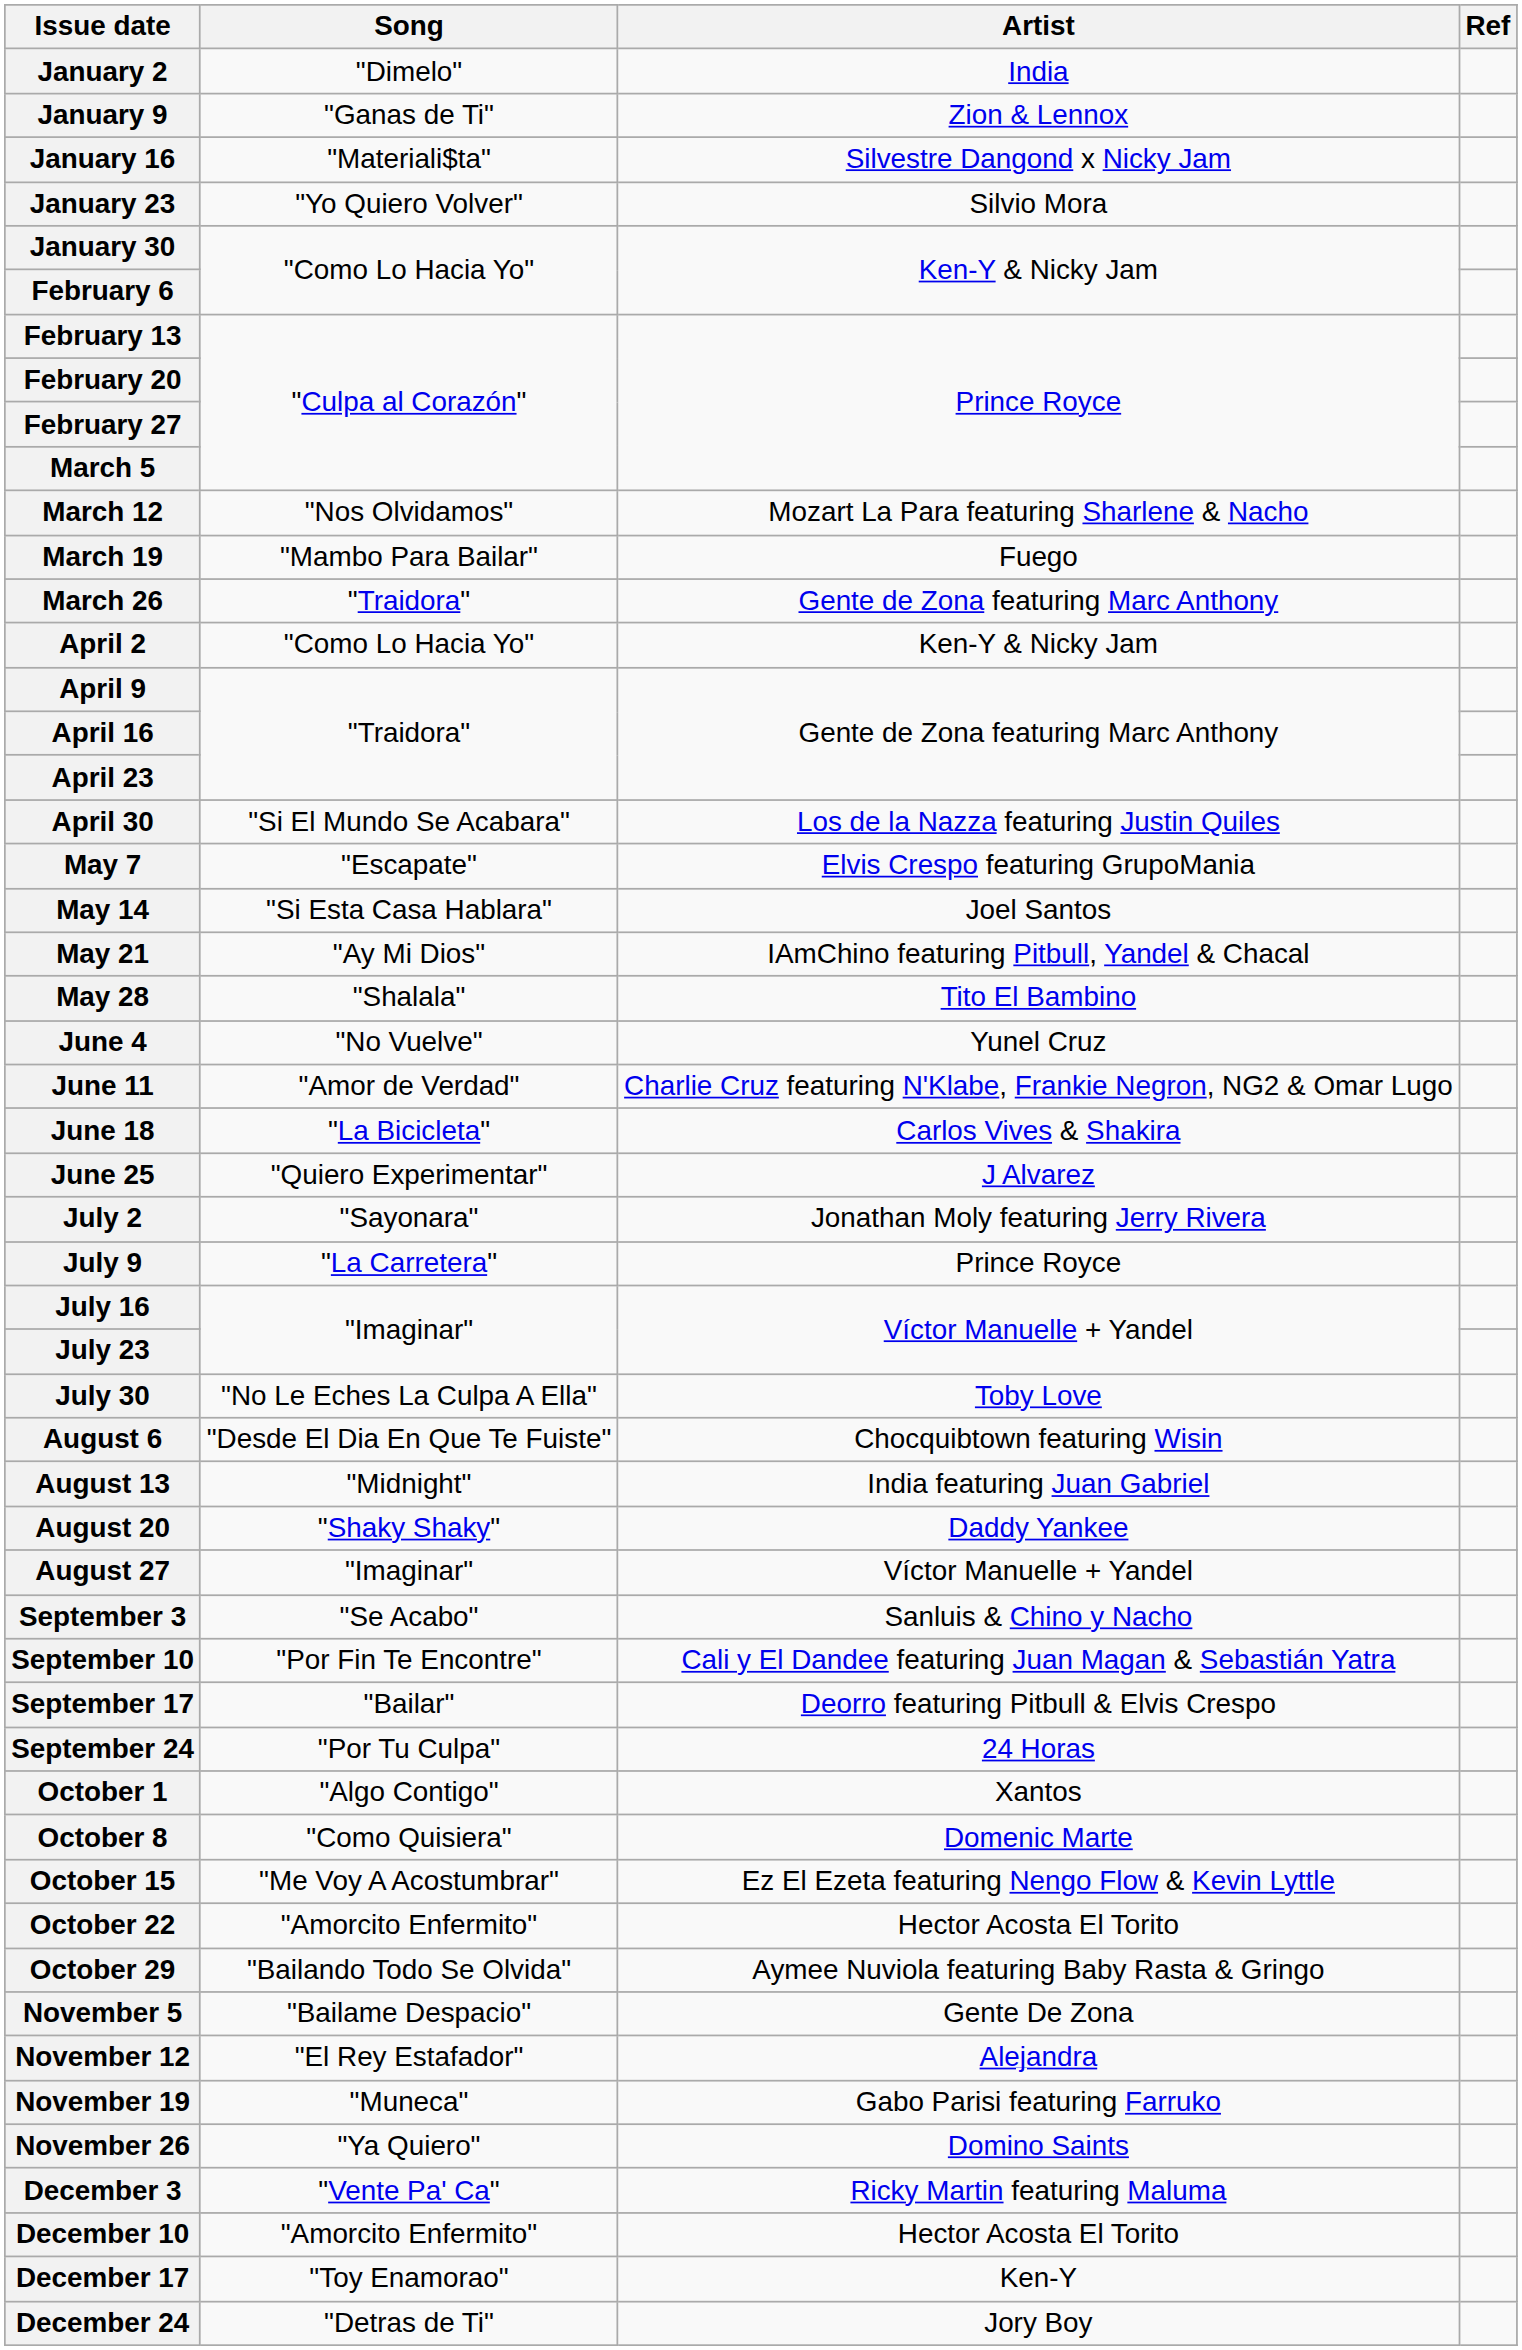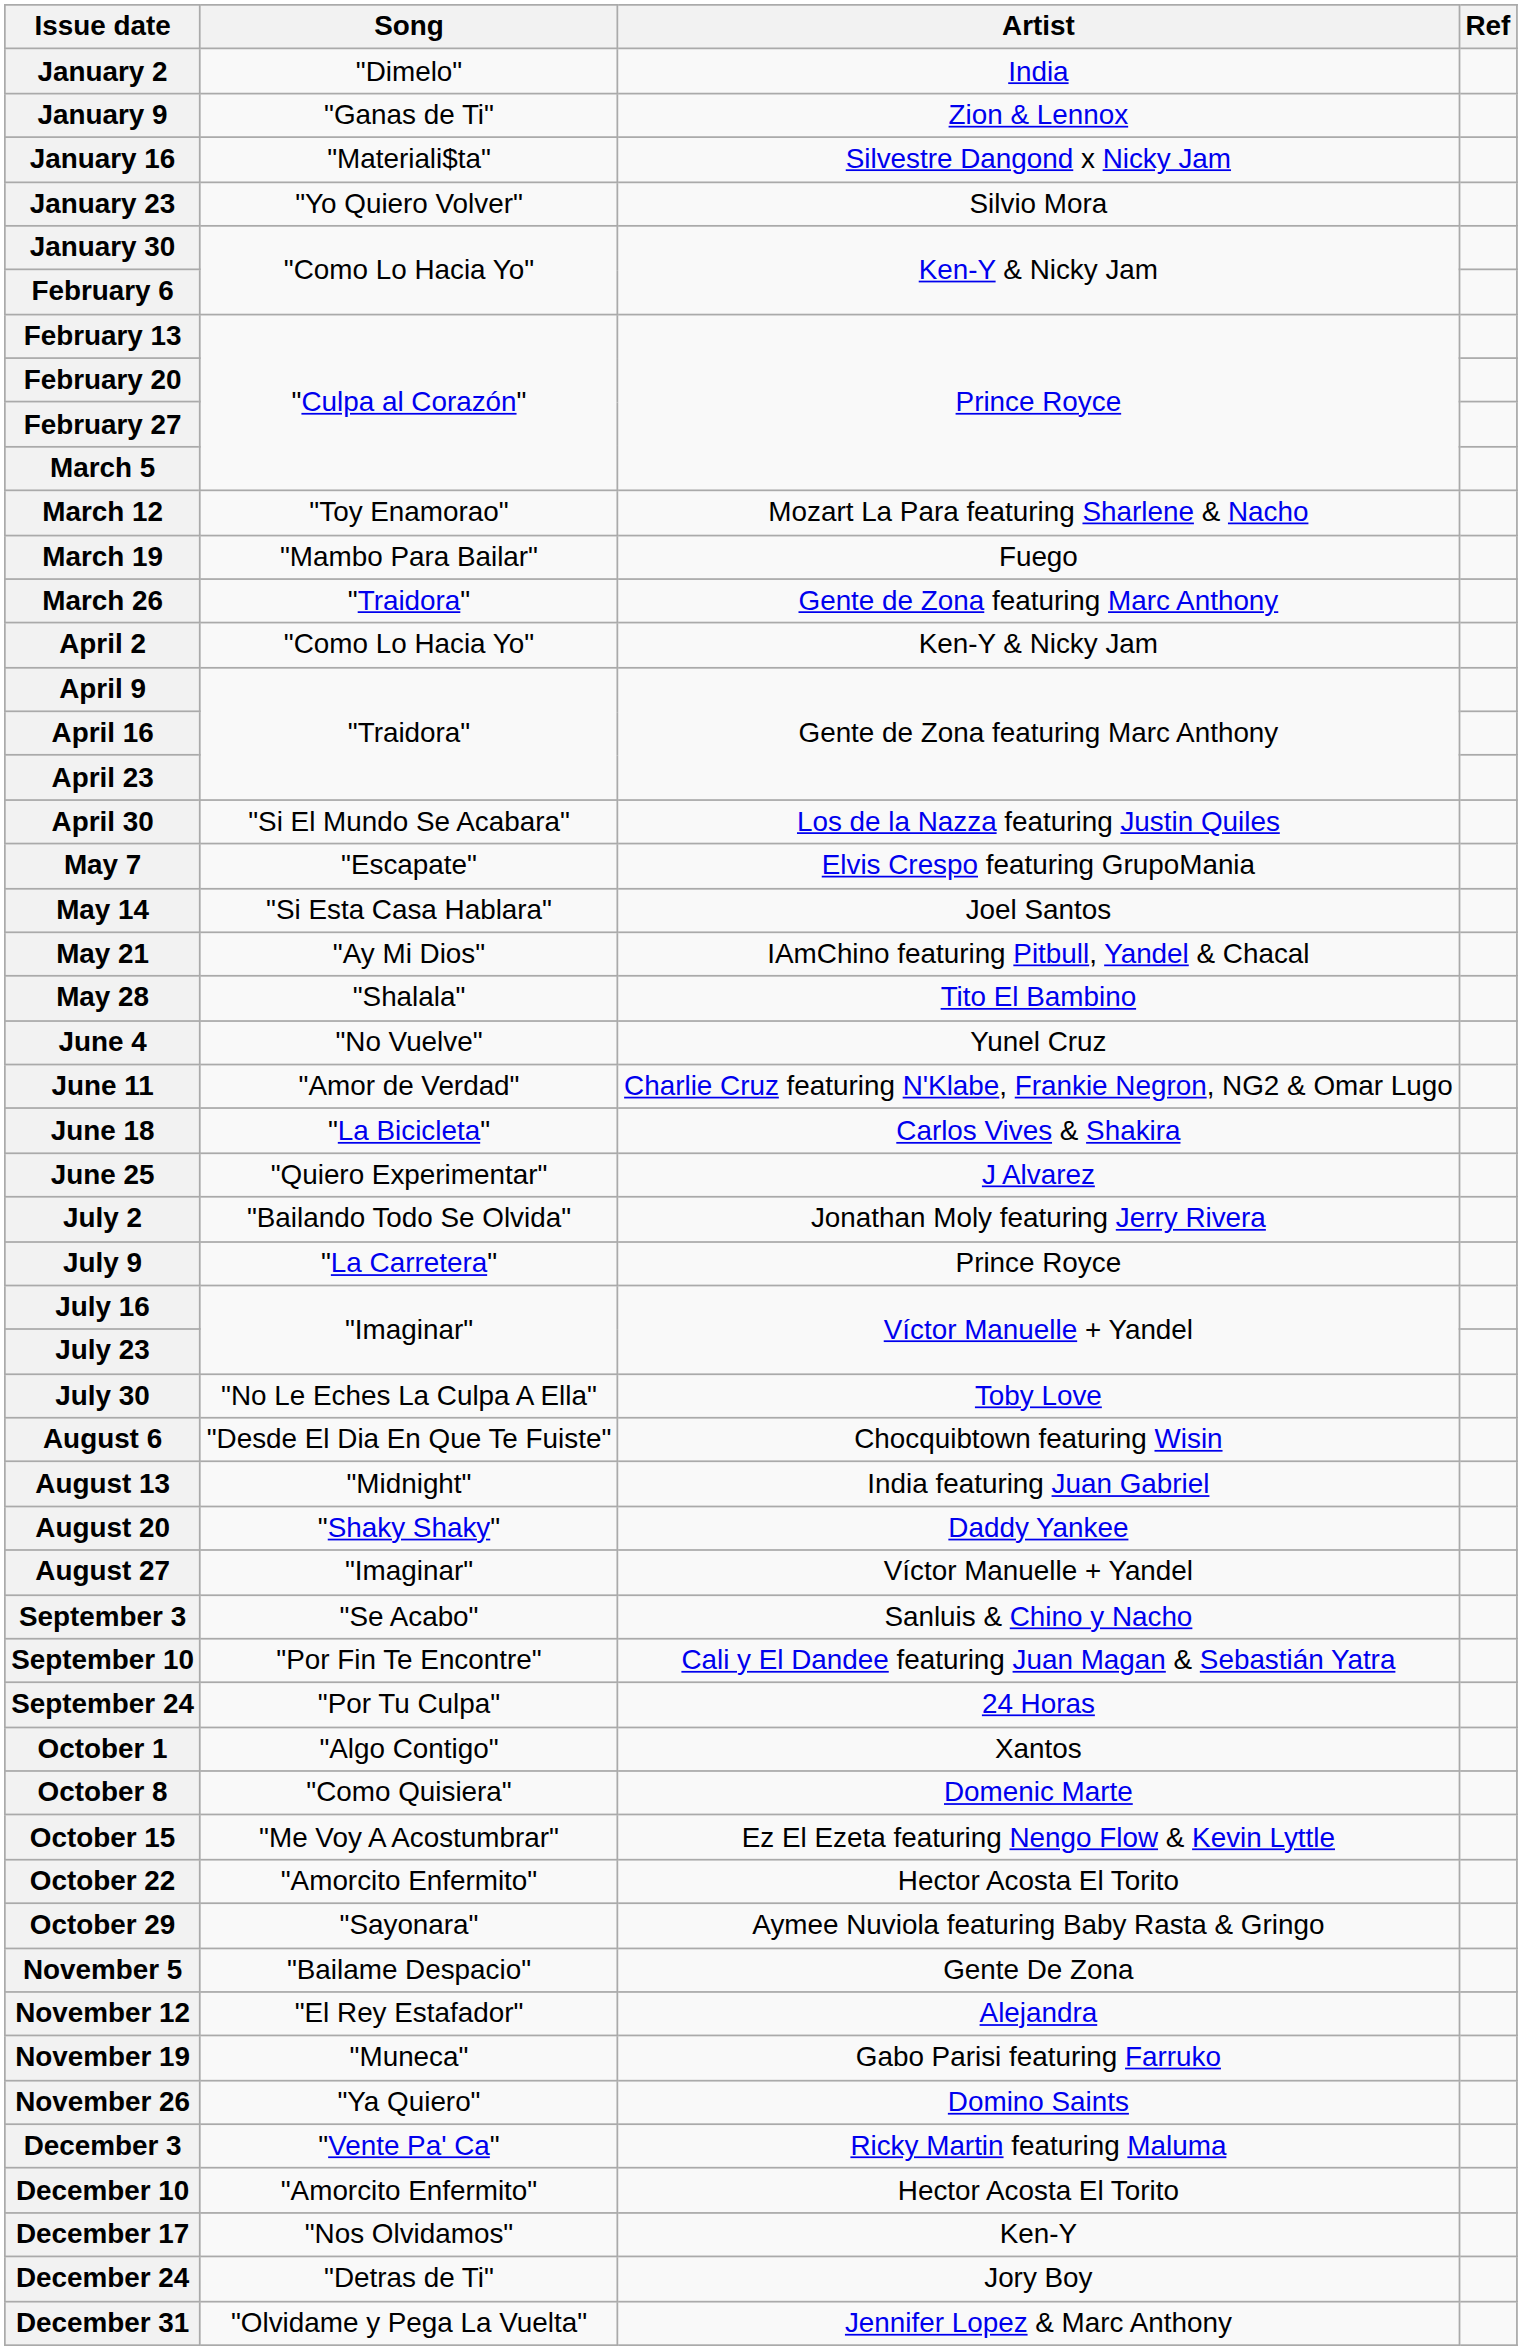(409, 512) "Nos Olvidamos" -> (409, 512) "Toy Enamorao"
(409, 1218) "Sayonara" -> (409, 1218) "Bailando Todo Se Olvida"
- row: (103, 1704)
(409, 1969) "Bailando Todo Se Olvida" -> (409, 1925) "Sayonara"
(409, 2278) "Toy Enamorao" -> (409, 2234) "Nos Olvidamos"
+ row: (103, 2322)
